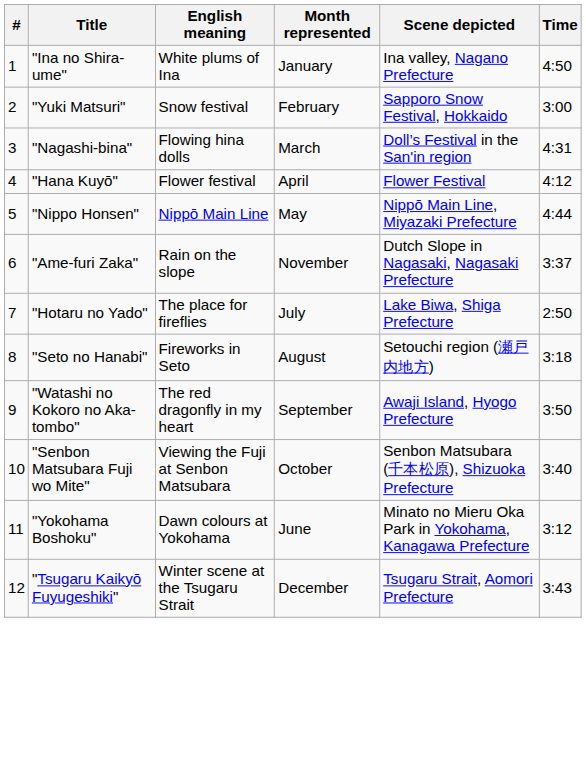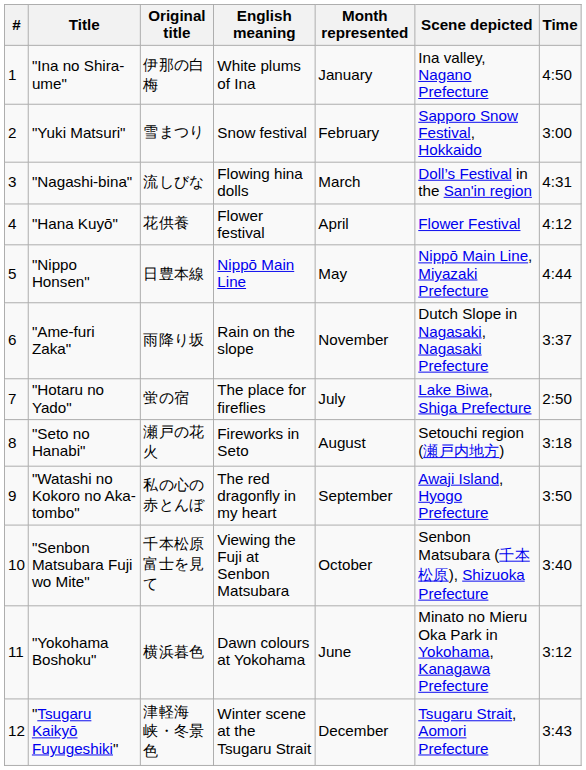+ column: (177, 25)
